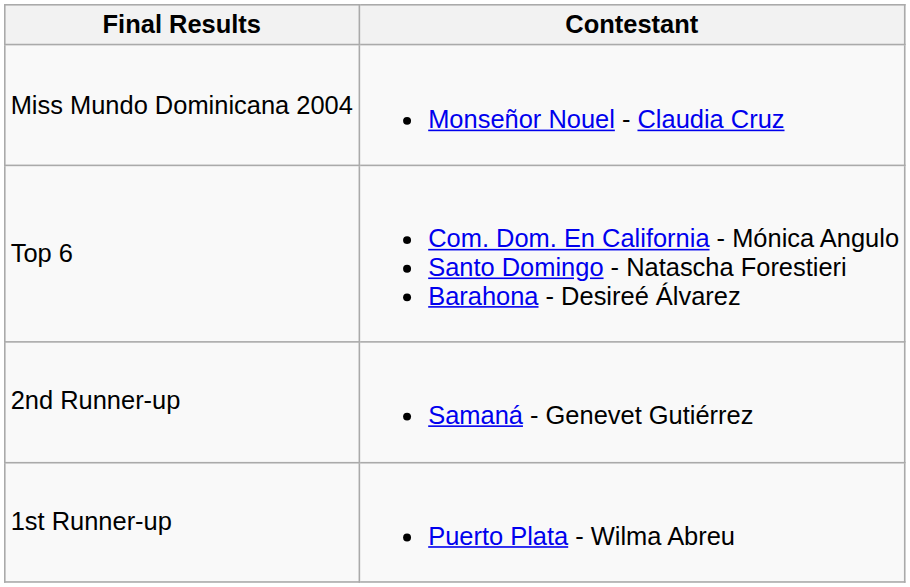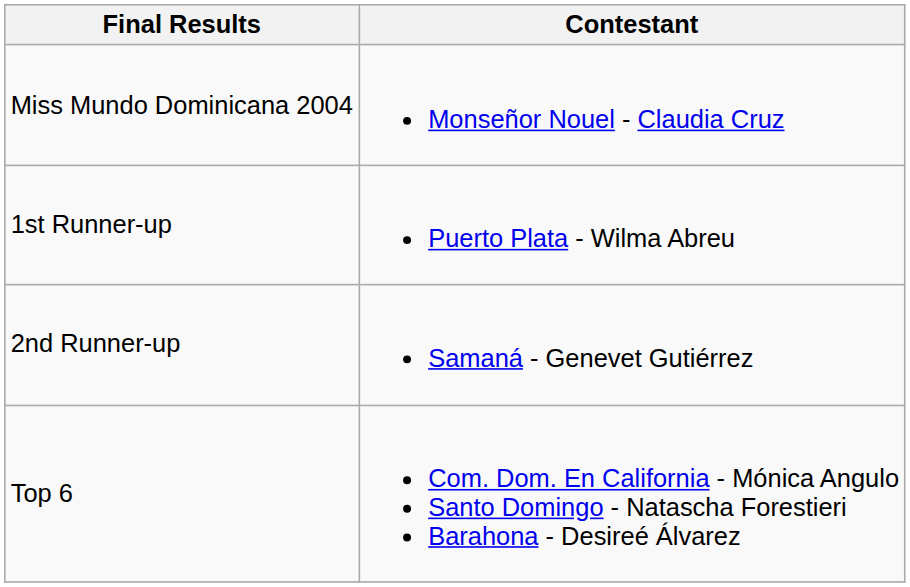rows swapped: (91, 521) <-> (42, 253)
